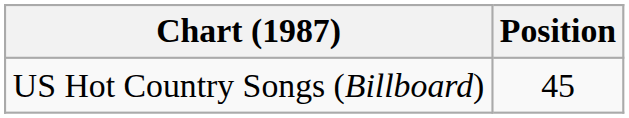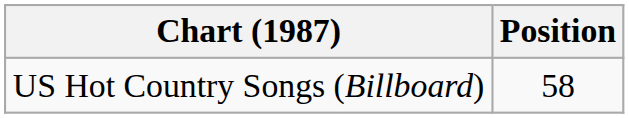(558, 84) 45 -> (558, 84) 58
